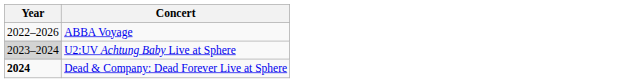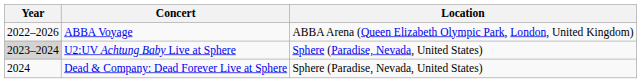+ column: (463, 13)
(19, 68) bold -> (19, 68) normal
